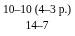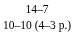rows swapped: (37, 9) <-> (37, 25)
